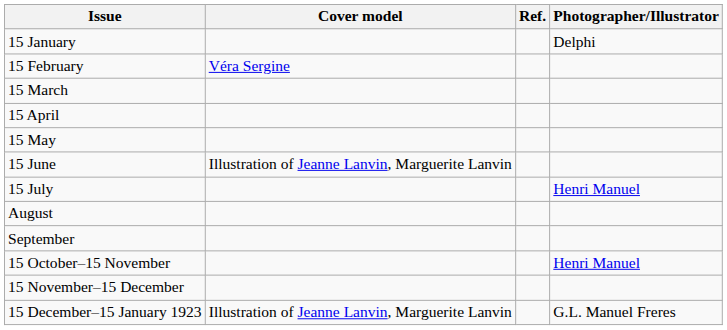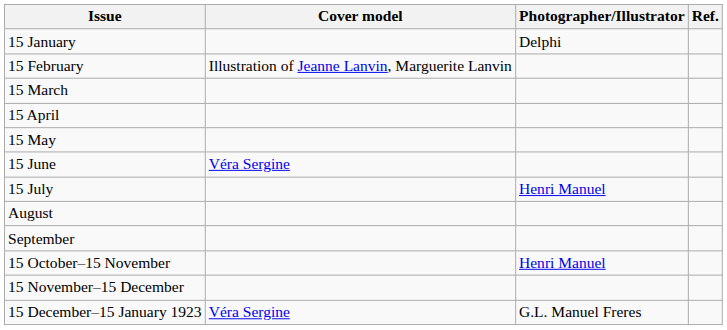columns swapped: (636, 16) <-> (533, 16)
(249, 66) Véra Sergine -> (360, 66) Illustration of Jeanne Lanvin, Marguerite Lanvin
(360, 164) Illustration of Jeanne Lanvin, Marguerite Lanvin -> (249, 164) Véra Sergine
(360, 312) Illustration of Jeanne Lanvin, Marguerite Lanvin -> (249, 312) Véra Sergine
